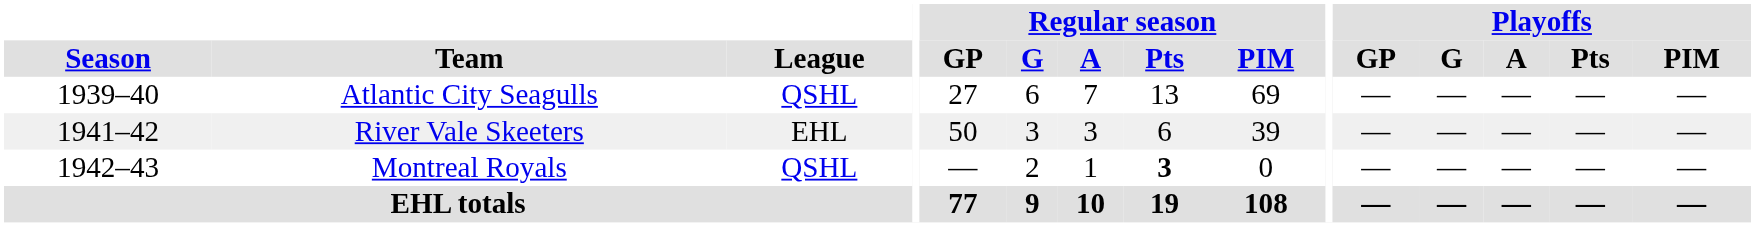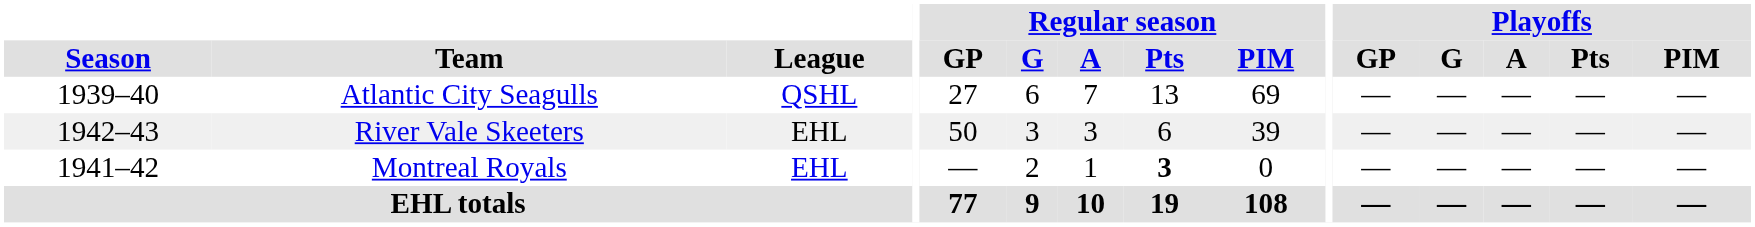(108, 130) 1941–42 -> (108, 130) 1942–43
(108, 167) 1942–43 -> (108, 167) 1941–42
(819, 167) QSHL -> (819, 167) EHL
